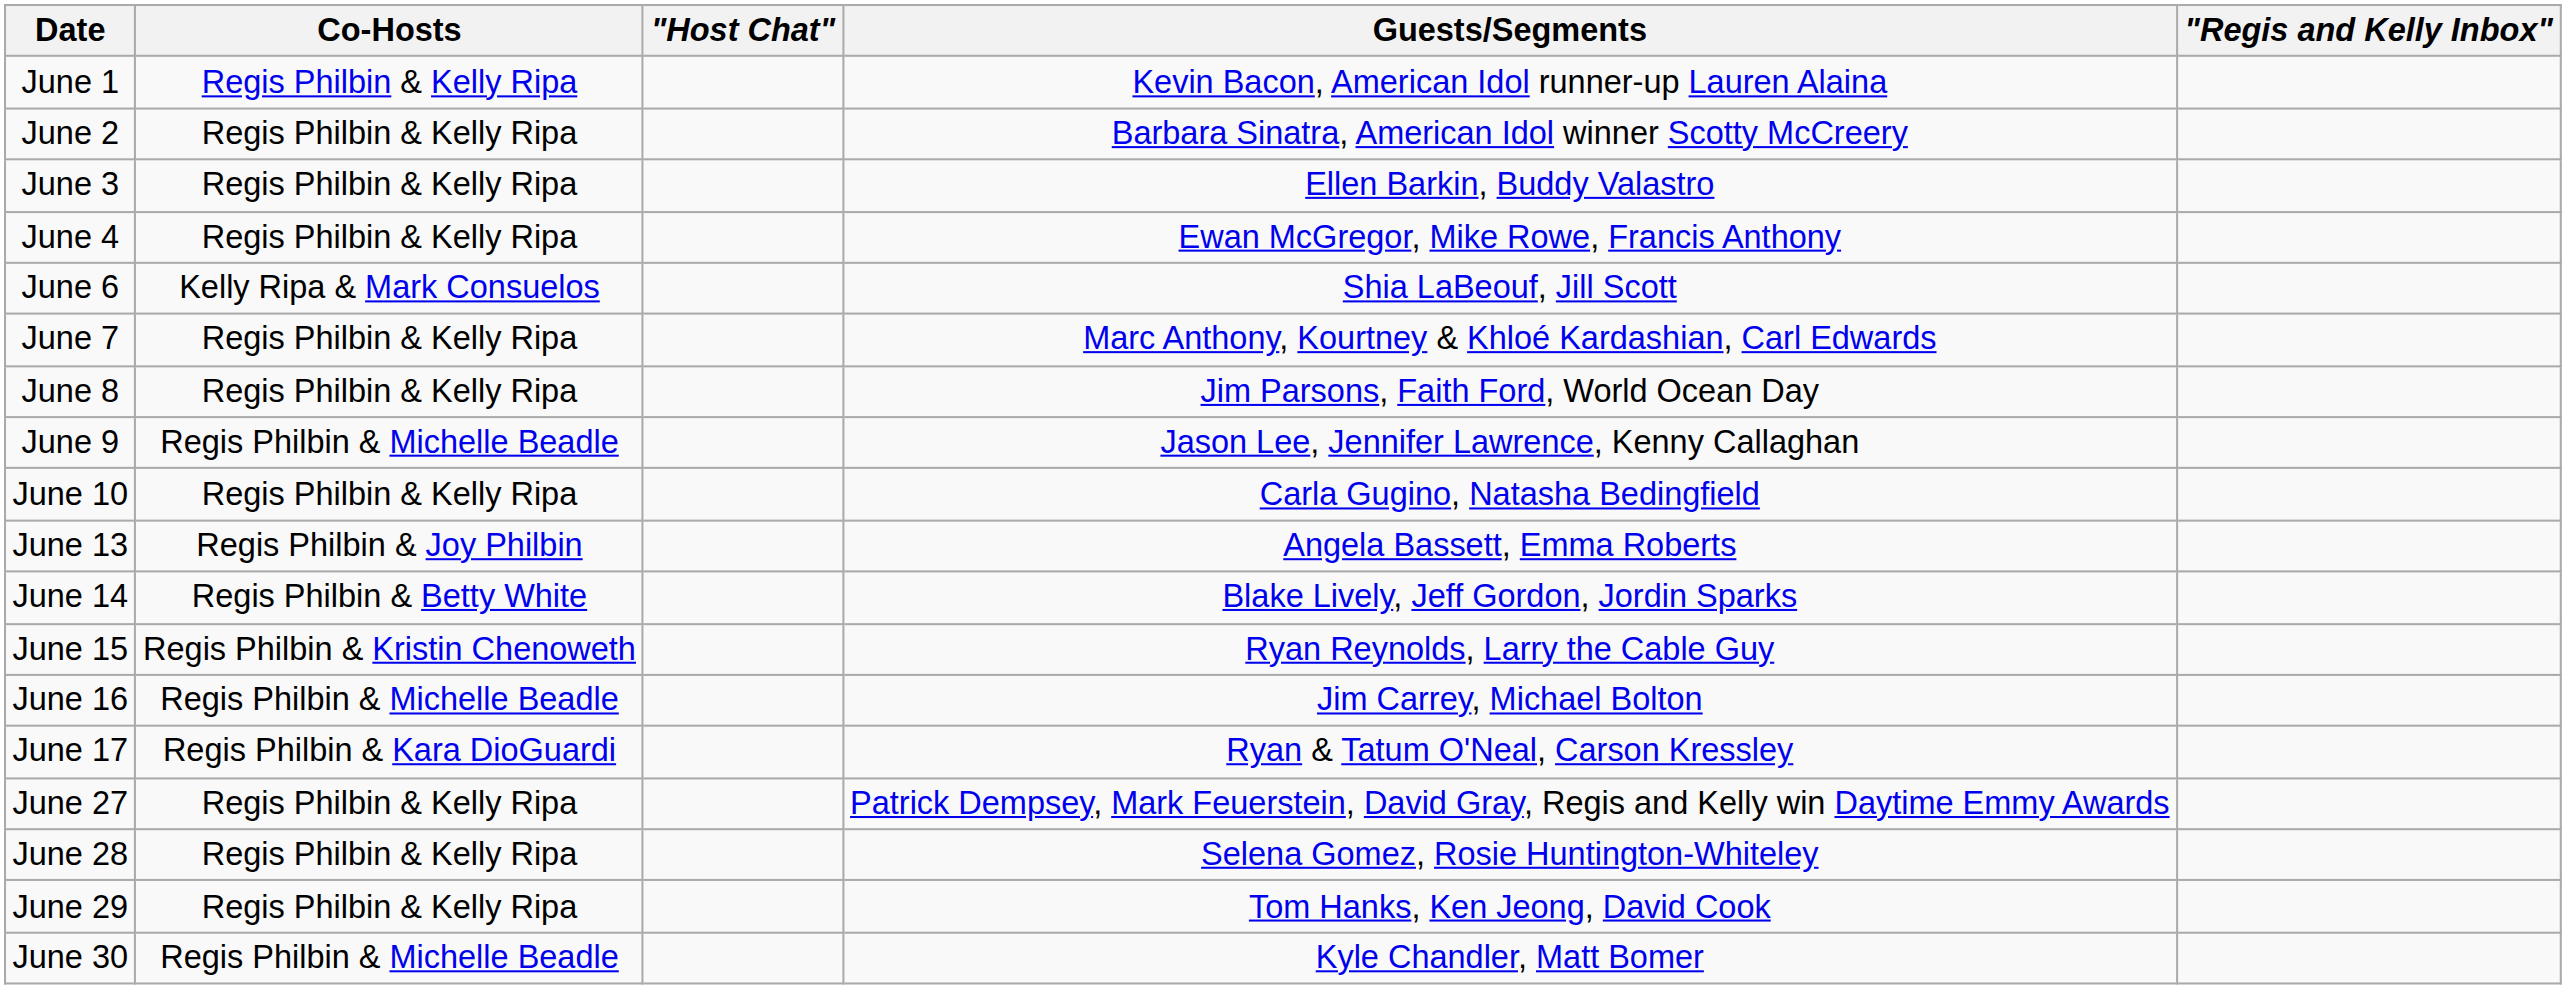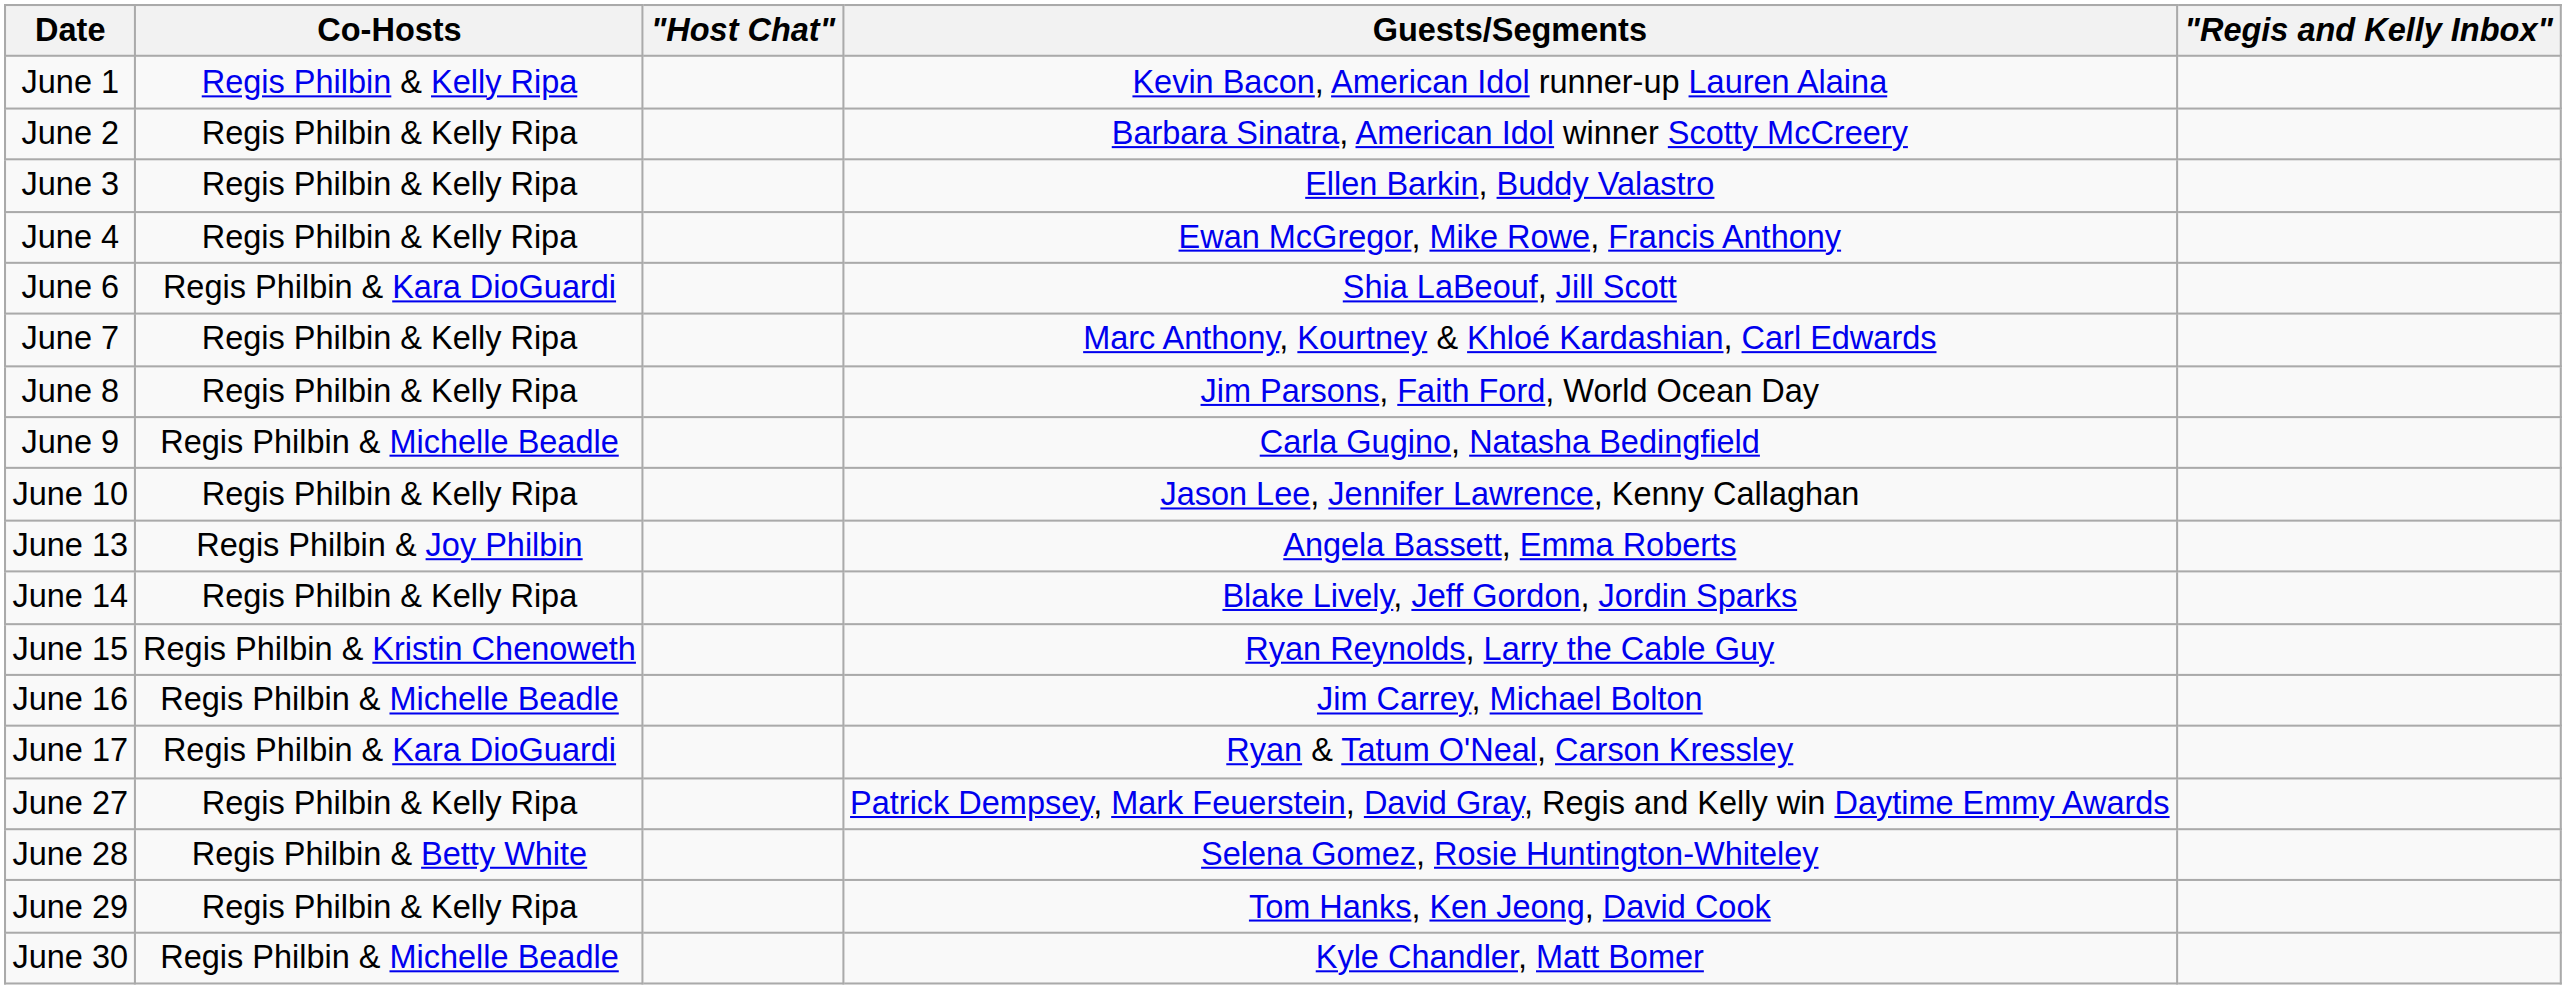(389, 287) Kelly Ripa & Mark Consuelos -> (389, 287) Regis Philbin & Kara DioGuardi
(1510, 442) Jason Lee, Jennifer Lawrence, Kenny Callaghan -> (1510, 442) Carla Gugino, Natasha Bedingfield
(1510, 493) Carla Gugino, Natasha Bedingfield -> (1510, 493) Jason Lee, Jennifer Lawrence, Kenny Callaghan
(389, 596) Regis Philbin & Betty White -> (389, 596) Regis Philbin & Kelly Ripa
(389, 854) Regis Philbin & Kelly Ripa -> (389, 854) Regis Philbin & Betty White
